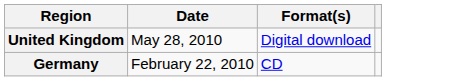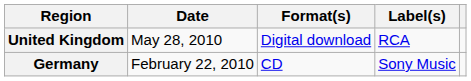+ column: (417, 16)
